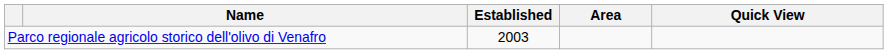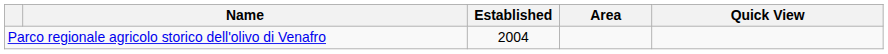(513, 37) 2003 -> (513, 37) 2004
